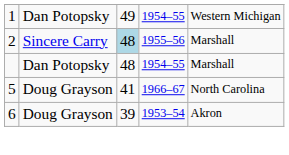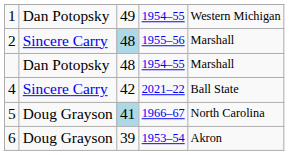+ row: (12, 89)
(128, 89) no background -> (128, 114) lightblue background
